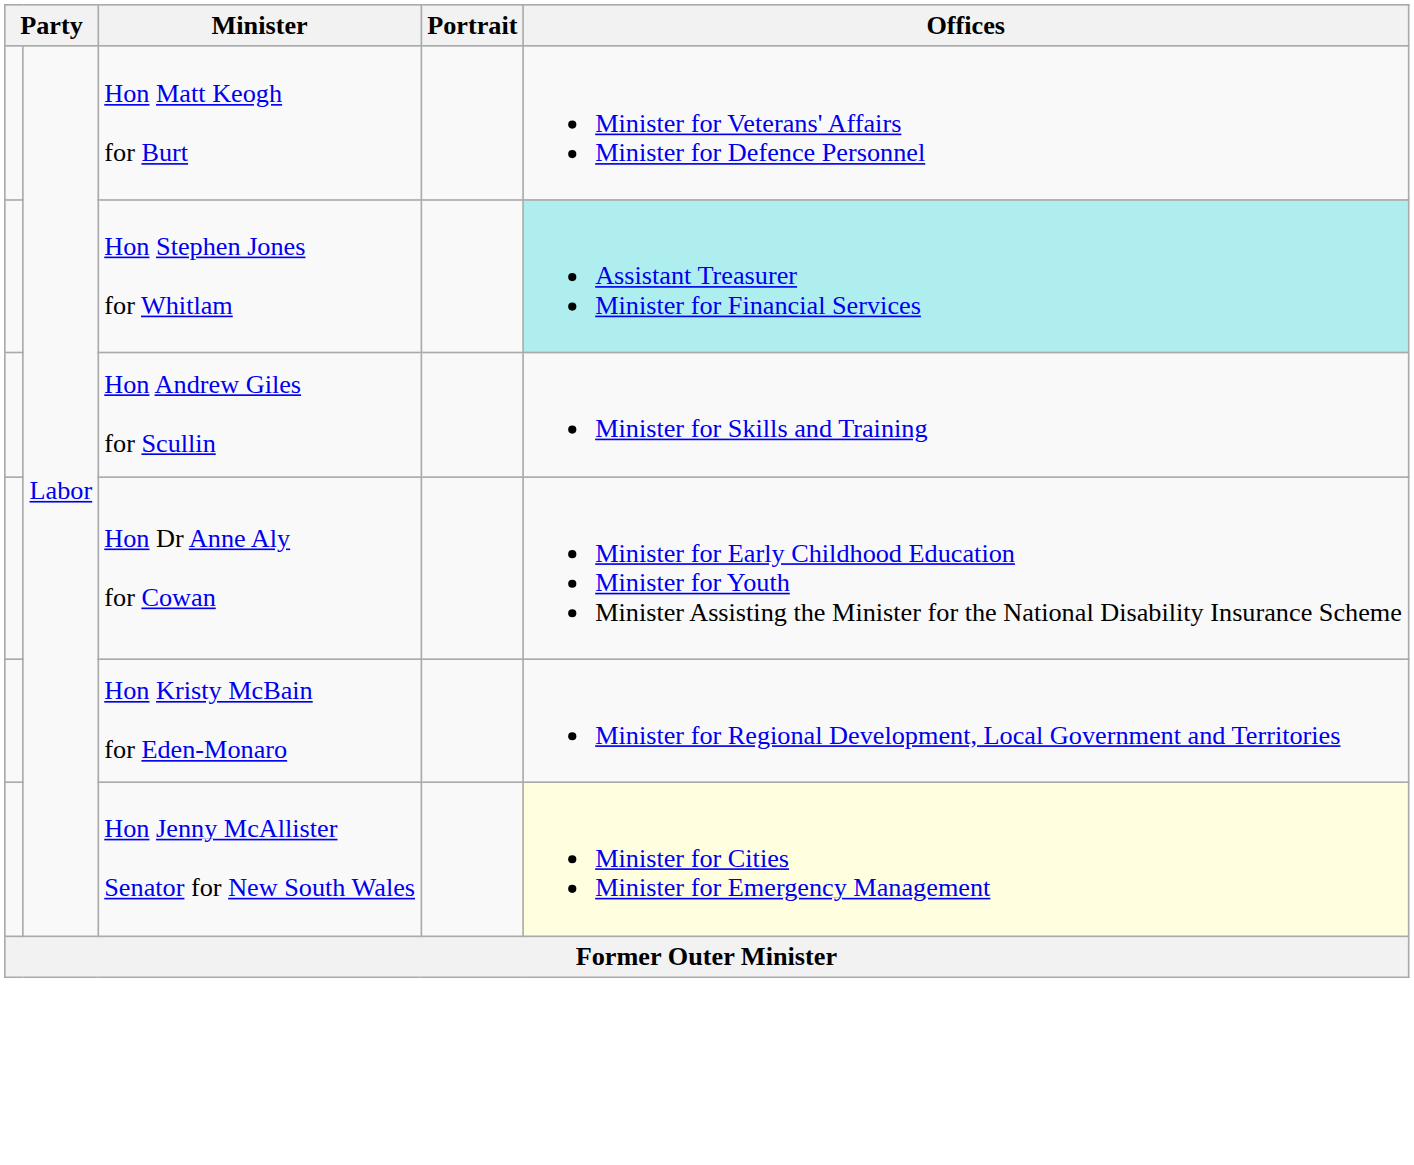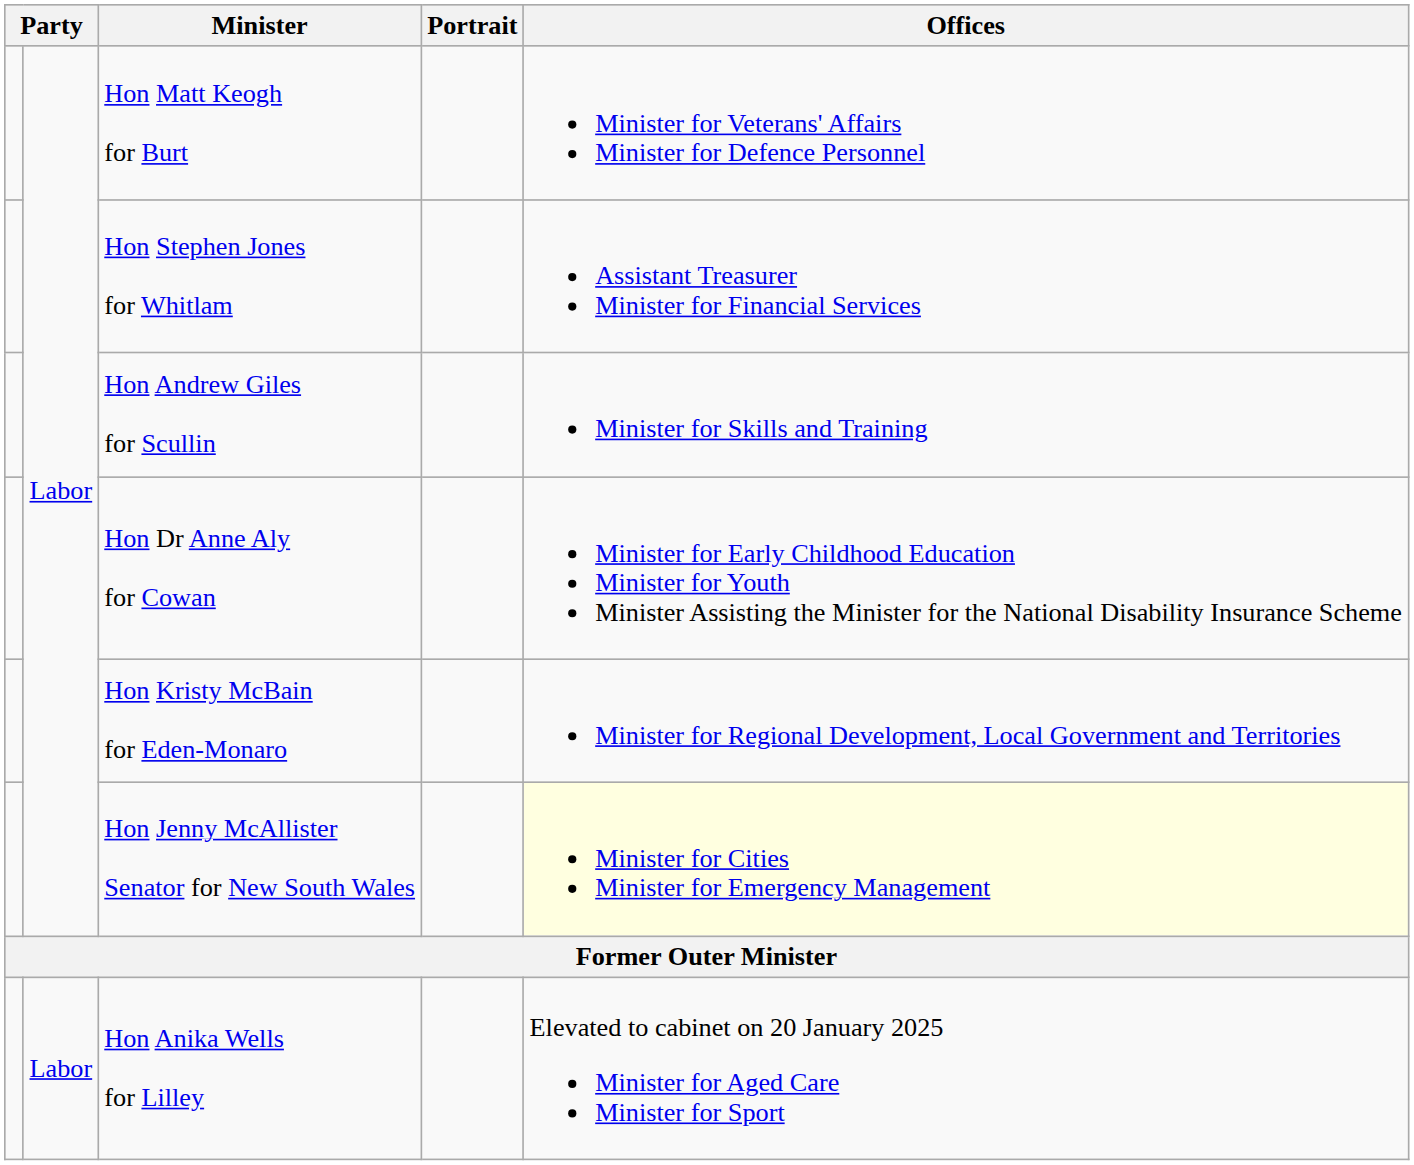(966, 291) paleturquoise background -> (966, 291) no background
+ row: (194, 1068)
